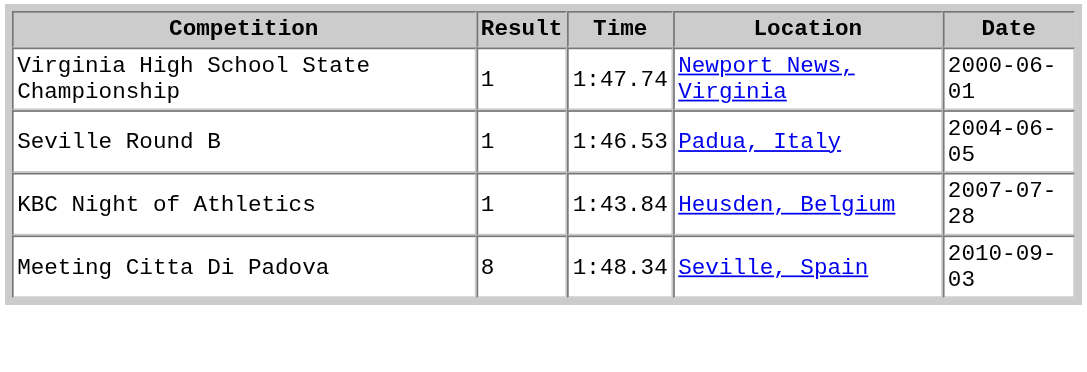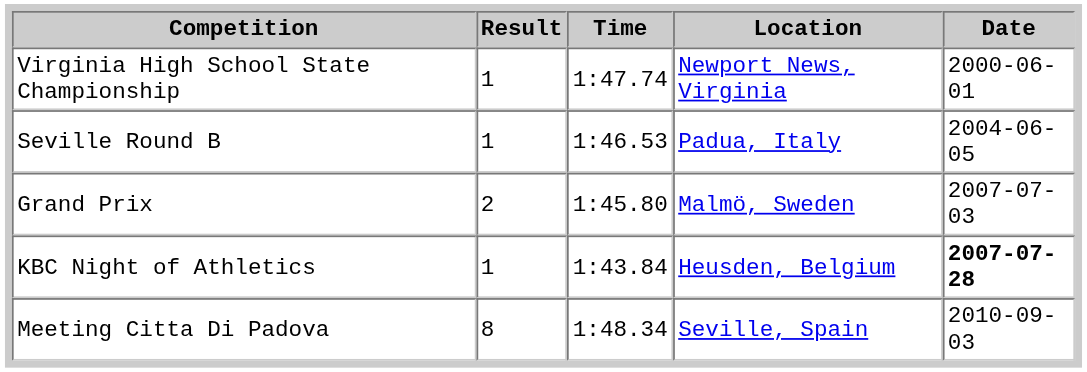+ row: (85, 204)
(1002, 204) normal -> (1002, 267) bold
